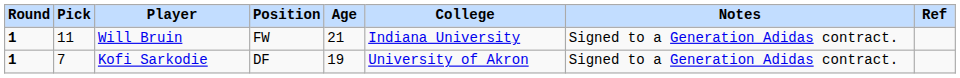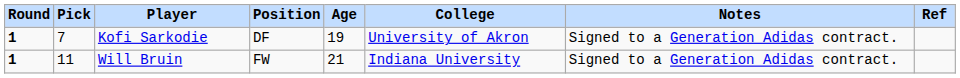rows swapped: (153, 62) <-> (140, 39)
